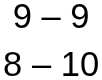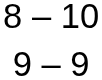rows swapped: (51, 16) <-> (51, 64)
